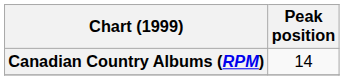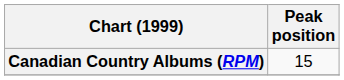(304, 61) 14 -> (304, 61) 15
